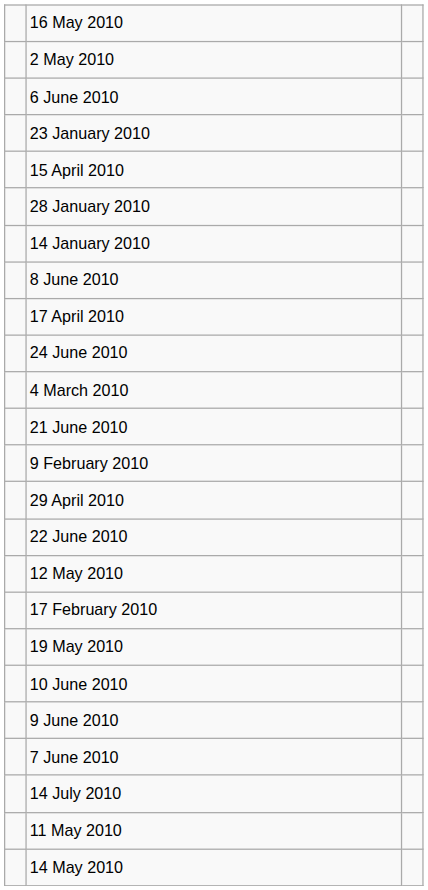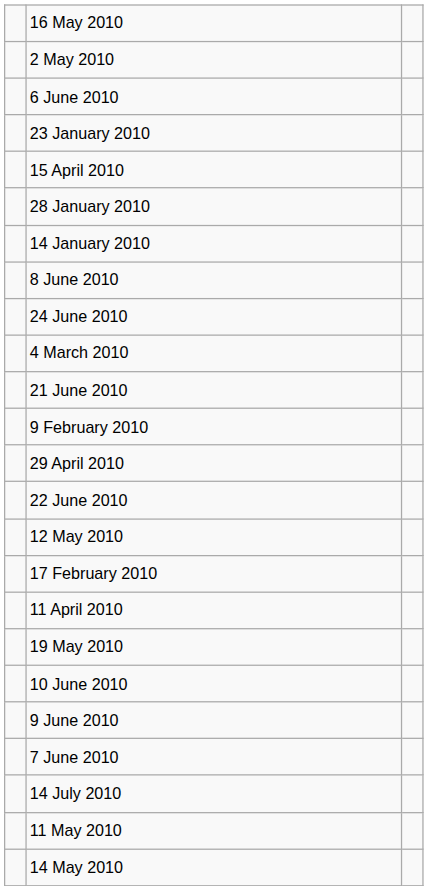- row: (77, 317)
+ row: (76, 610)
